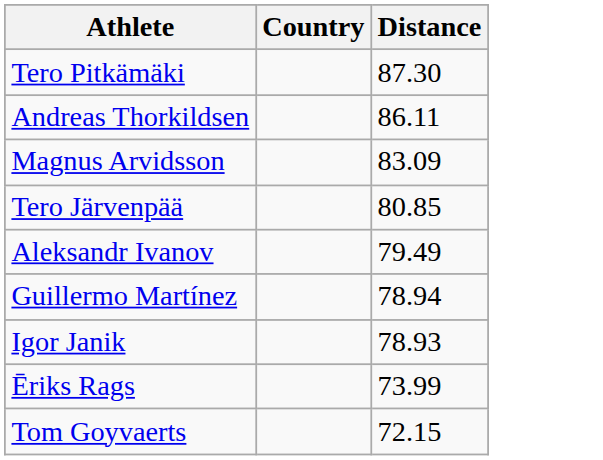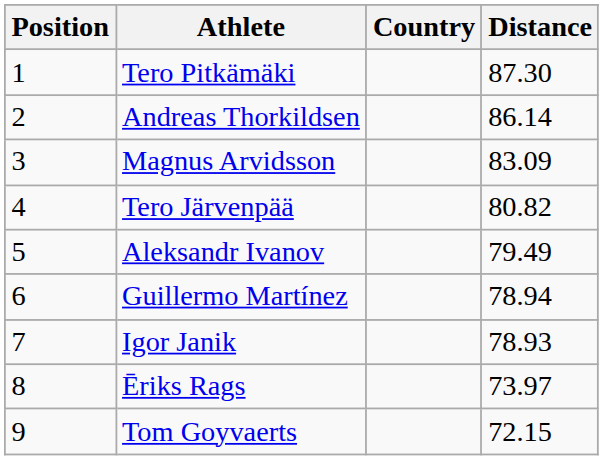+ column: (60, 26)
(409, 116) 86.11 -> (520, 116) 86.14
(409, 206) 80.85 -> (520, 206) 80.82
(409, 386) 73.99 -> (520, 386) 73.97
